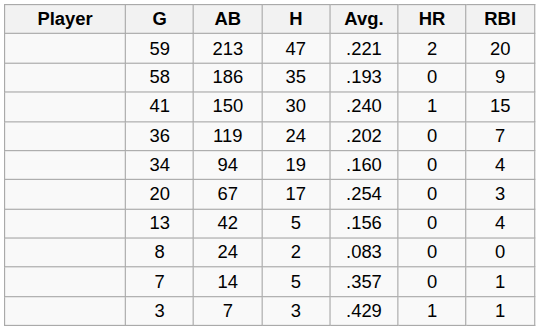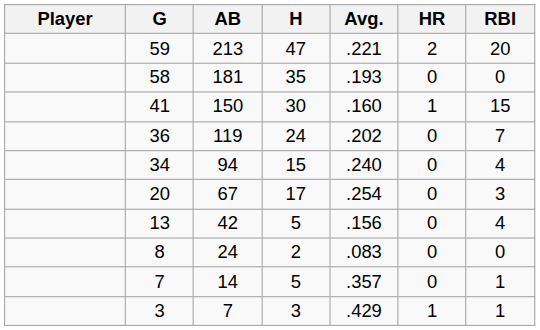(228, 77) 186 -> (228, 77) 181
(500, 77) 9 -> (500, 77) 0
(364, 106) .240 -> (364, 106) .160
(296, 164) 19 -> (296, 164) 15
(364, 164) .160 -> (364, 164) .240
